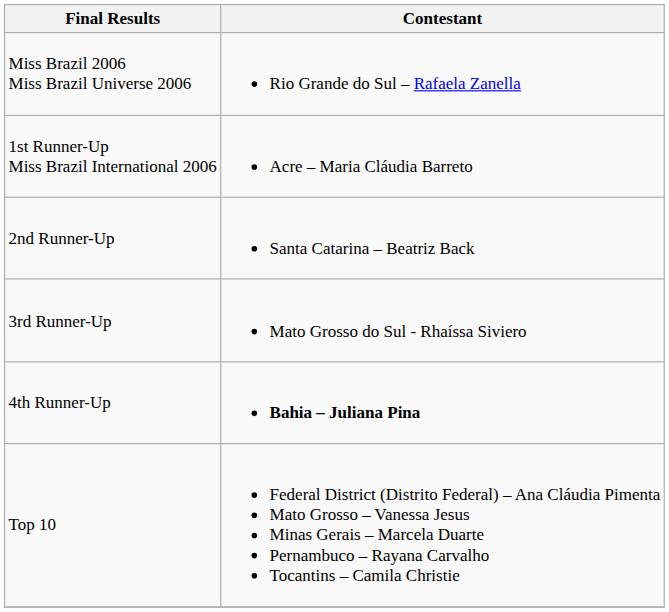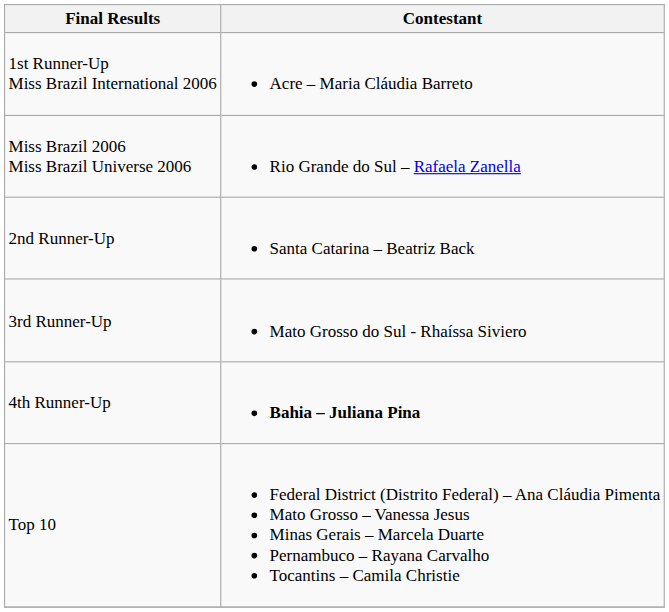rows swapped: (100, 73) <-> (113, 156)
